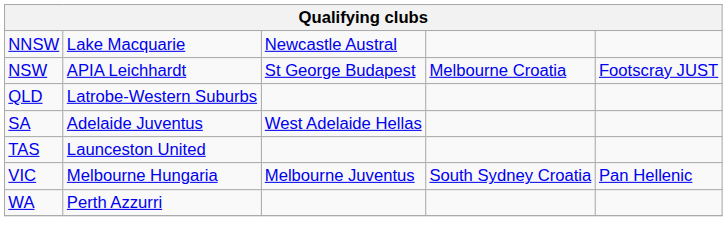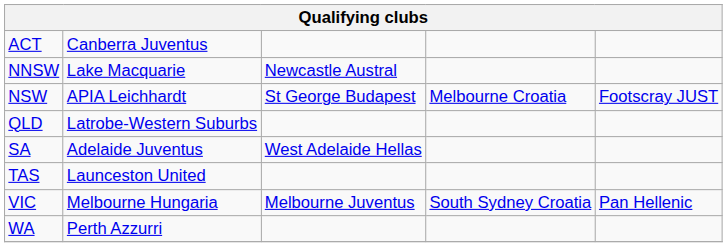+ row: (25, 44)
